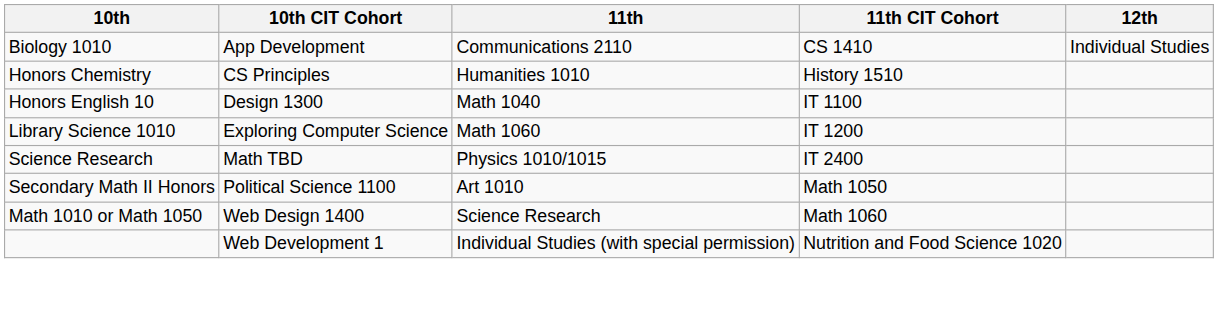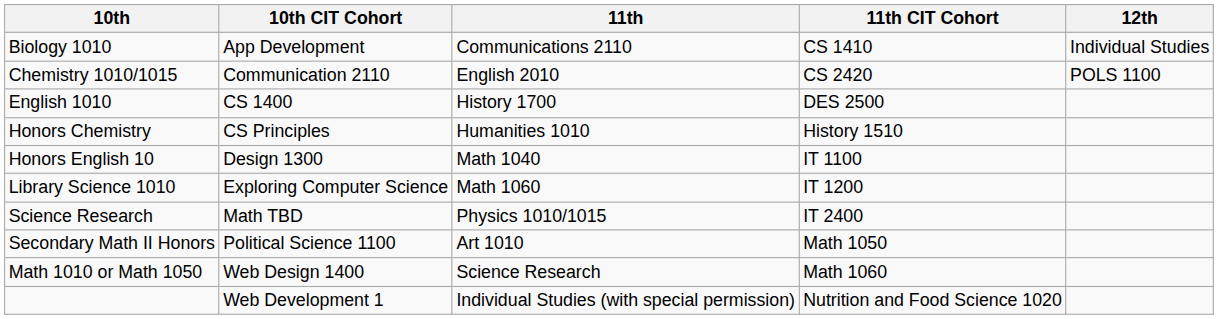+ row: (93, 74)
+ row: (60, 103)
